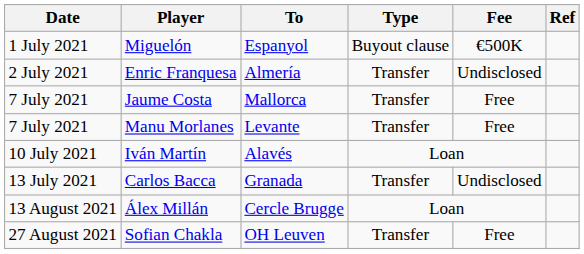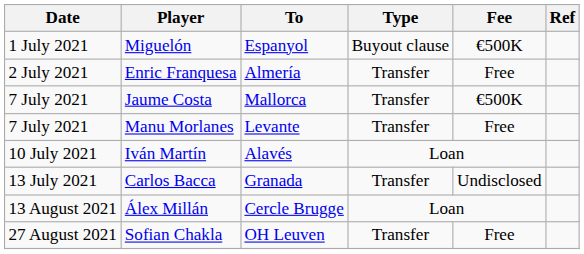(499, 72) Undisclosed -> (499, 72) Free
(499, 99) Free -> (499, 99) €500K
